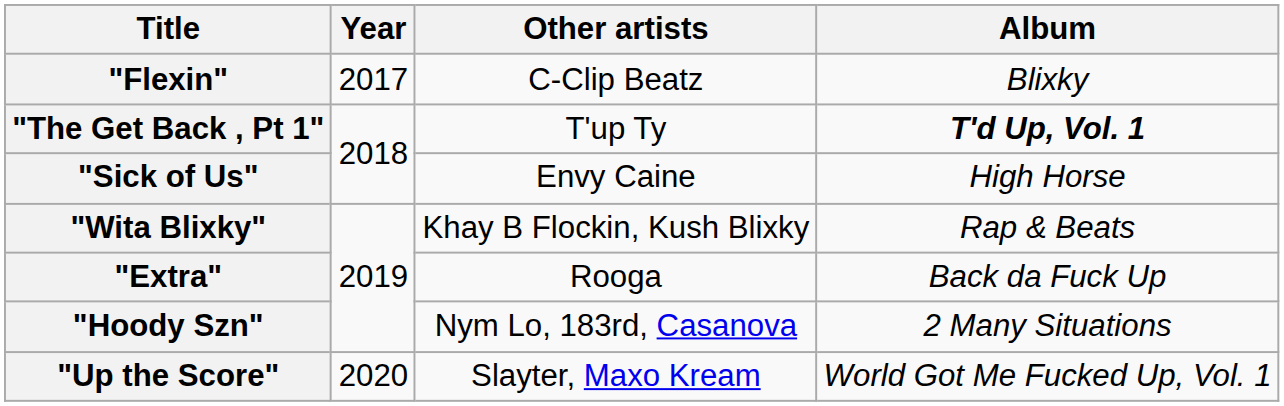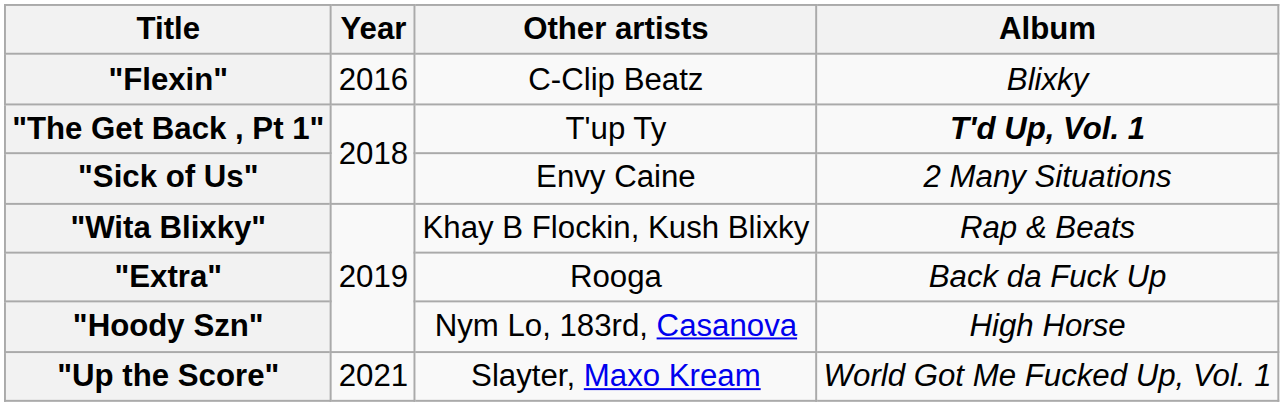(373, 78) 2017 -> (373, 78) 2016
(1048, 177) High Horse -> (1048, 177) 2 Many Situations
(1048, 326) 2 Many Situations -> (1048, 326) High Horse
(373, 375) 2020 -> (373, 375) 2021
